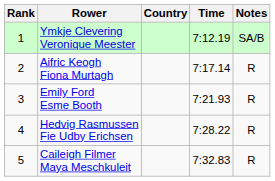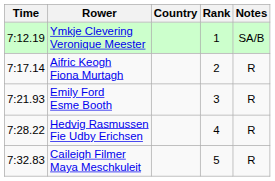columns swapped: (21, 13) <-> (211, 13)
